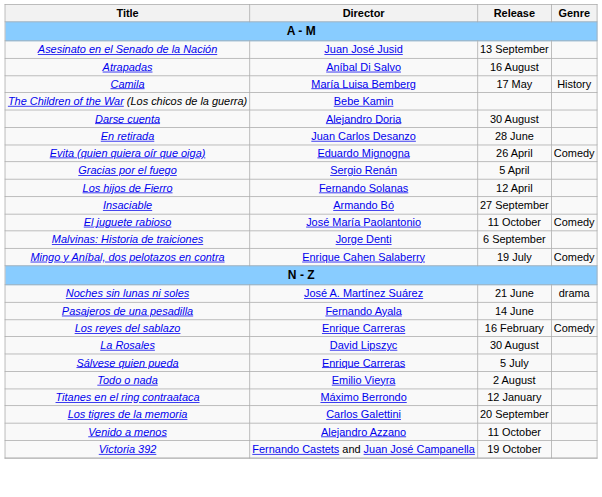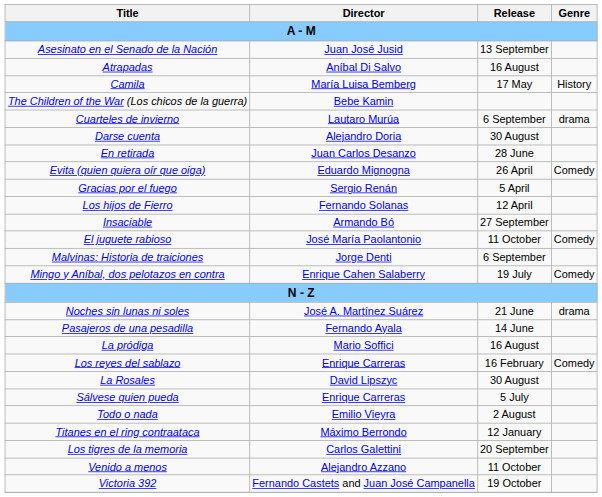+ row: (128, 119)
+ row: (128, 346)
